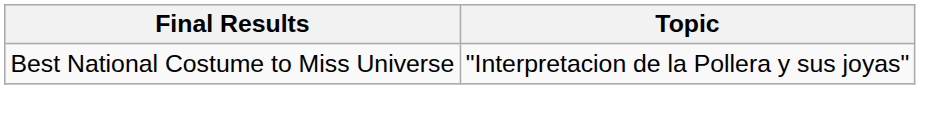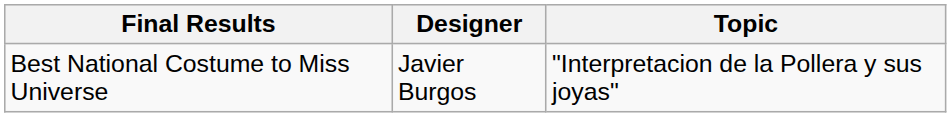+ column: (469, 24)
